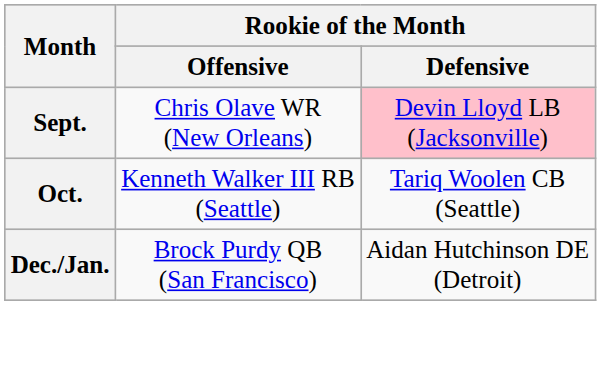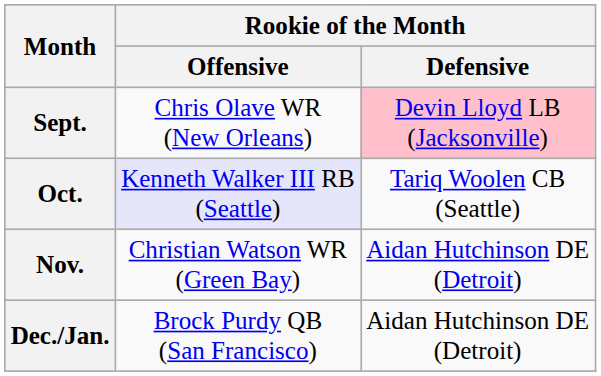(238, 193) no background -> (238, 193) lavender background
+ row: (60, 265)
